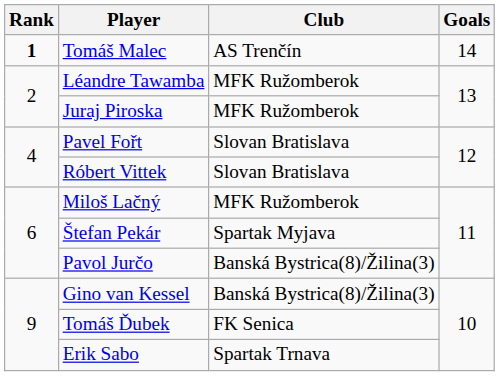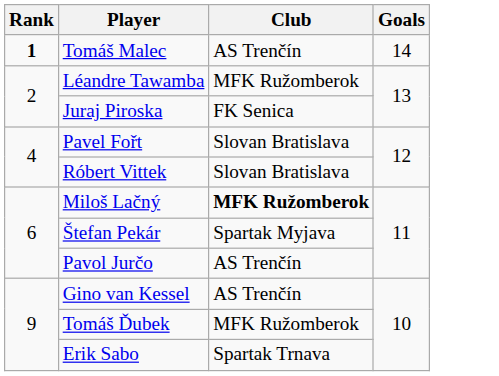(286, 111) MFK Ružomberok -> (254, 111) FK Senica
(286, 202) normal -> (291, 202) bold
(324, 263) Banská Bystrica(8)/Žilina(3) -> (257, 263) AS Trenčín
(324, 293) Banská Bystrica(8)/Žilina(3) -> (257, 293) AS Trenčín
(254, 324) FK Senica -> (286, 324) MFK Ružomberok
